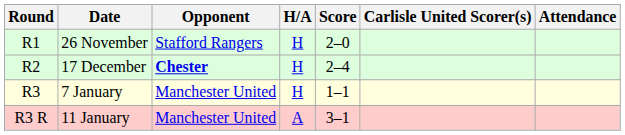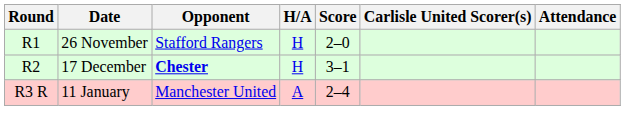(338, 67) 2–4 -> (338, 67) 3–1
- row: (92, 92)
(338, 117) 3–1 -> (338, 92) 2–4
